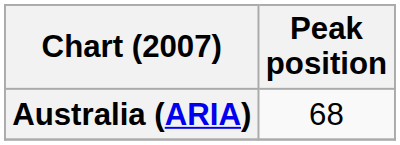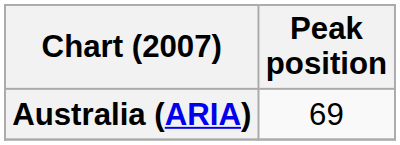(326, 113) 68 -> (326, 113) 69
